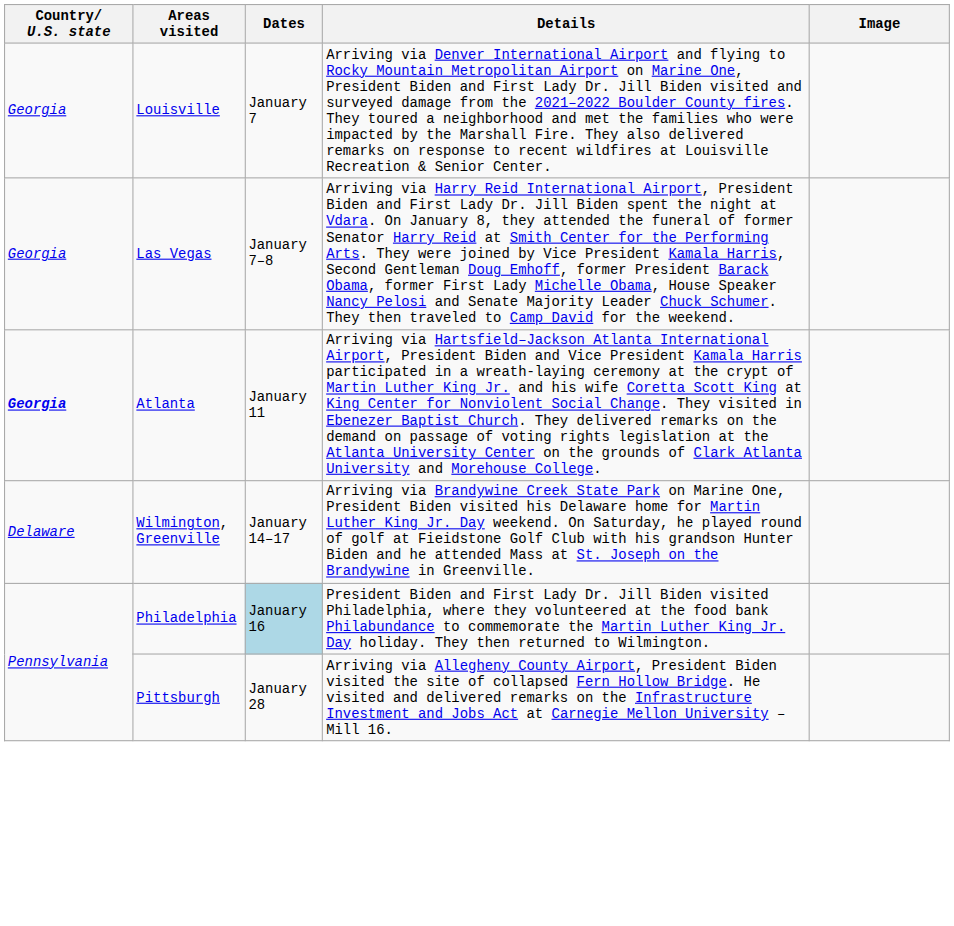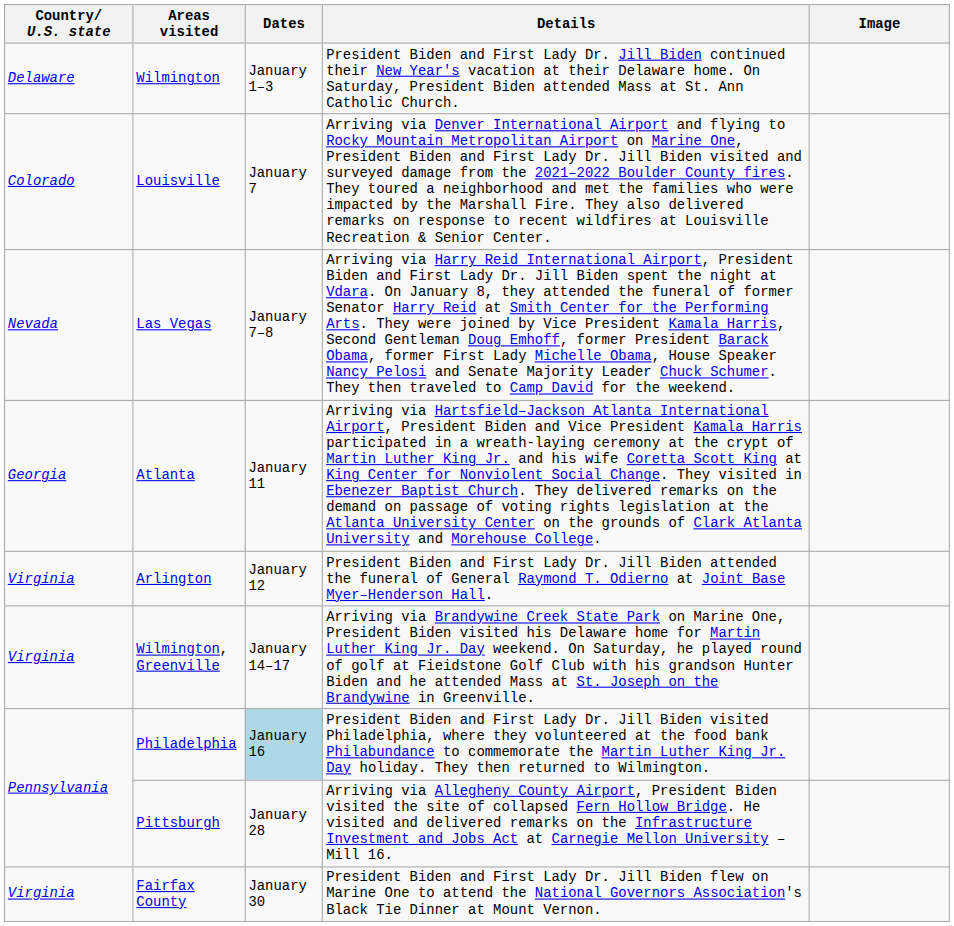+ row: (178, 79)
(37, 111) Georgia -> (41, 182) Colorado
(37, 254) Georgia -> (33, 325) Nevada
(37, 405) bold -> (37, 476) normal
+ row: (174, 579)
(41, 532) Delaware -> (41, 657) Virginia
+ row: (166, 894)
